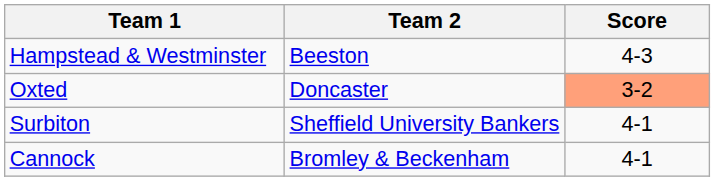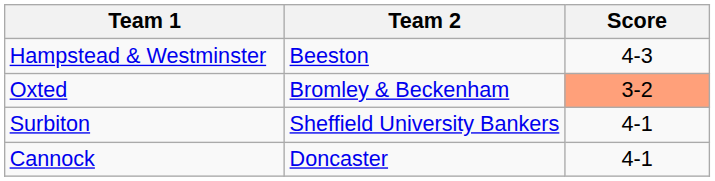(339, 90) Doncaster -> (399, 90) Bromley & Beckenham
(399, 158) Bromley & Beckenham -> (339, 158) Doncaster
